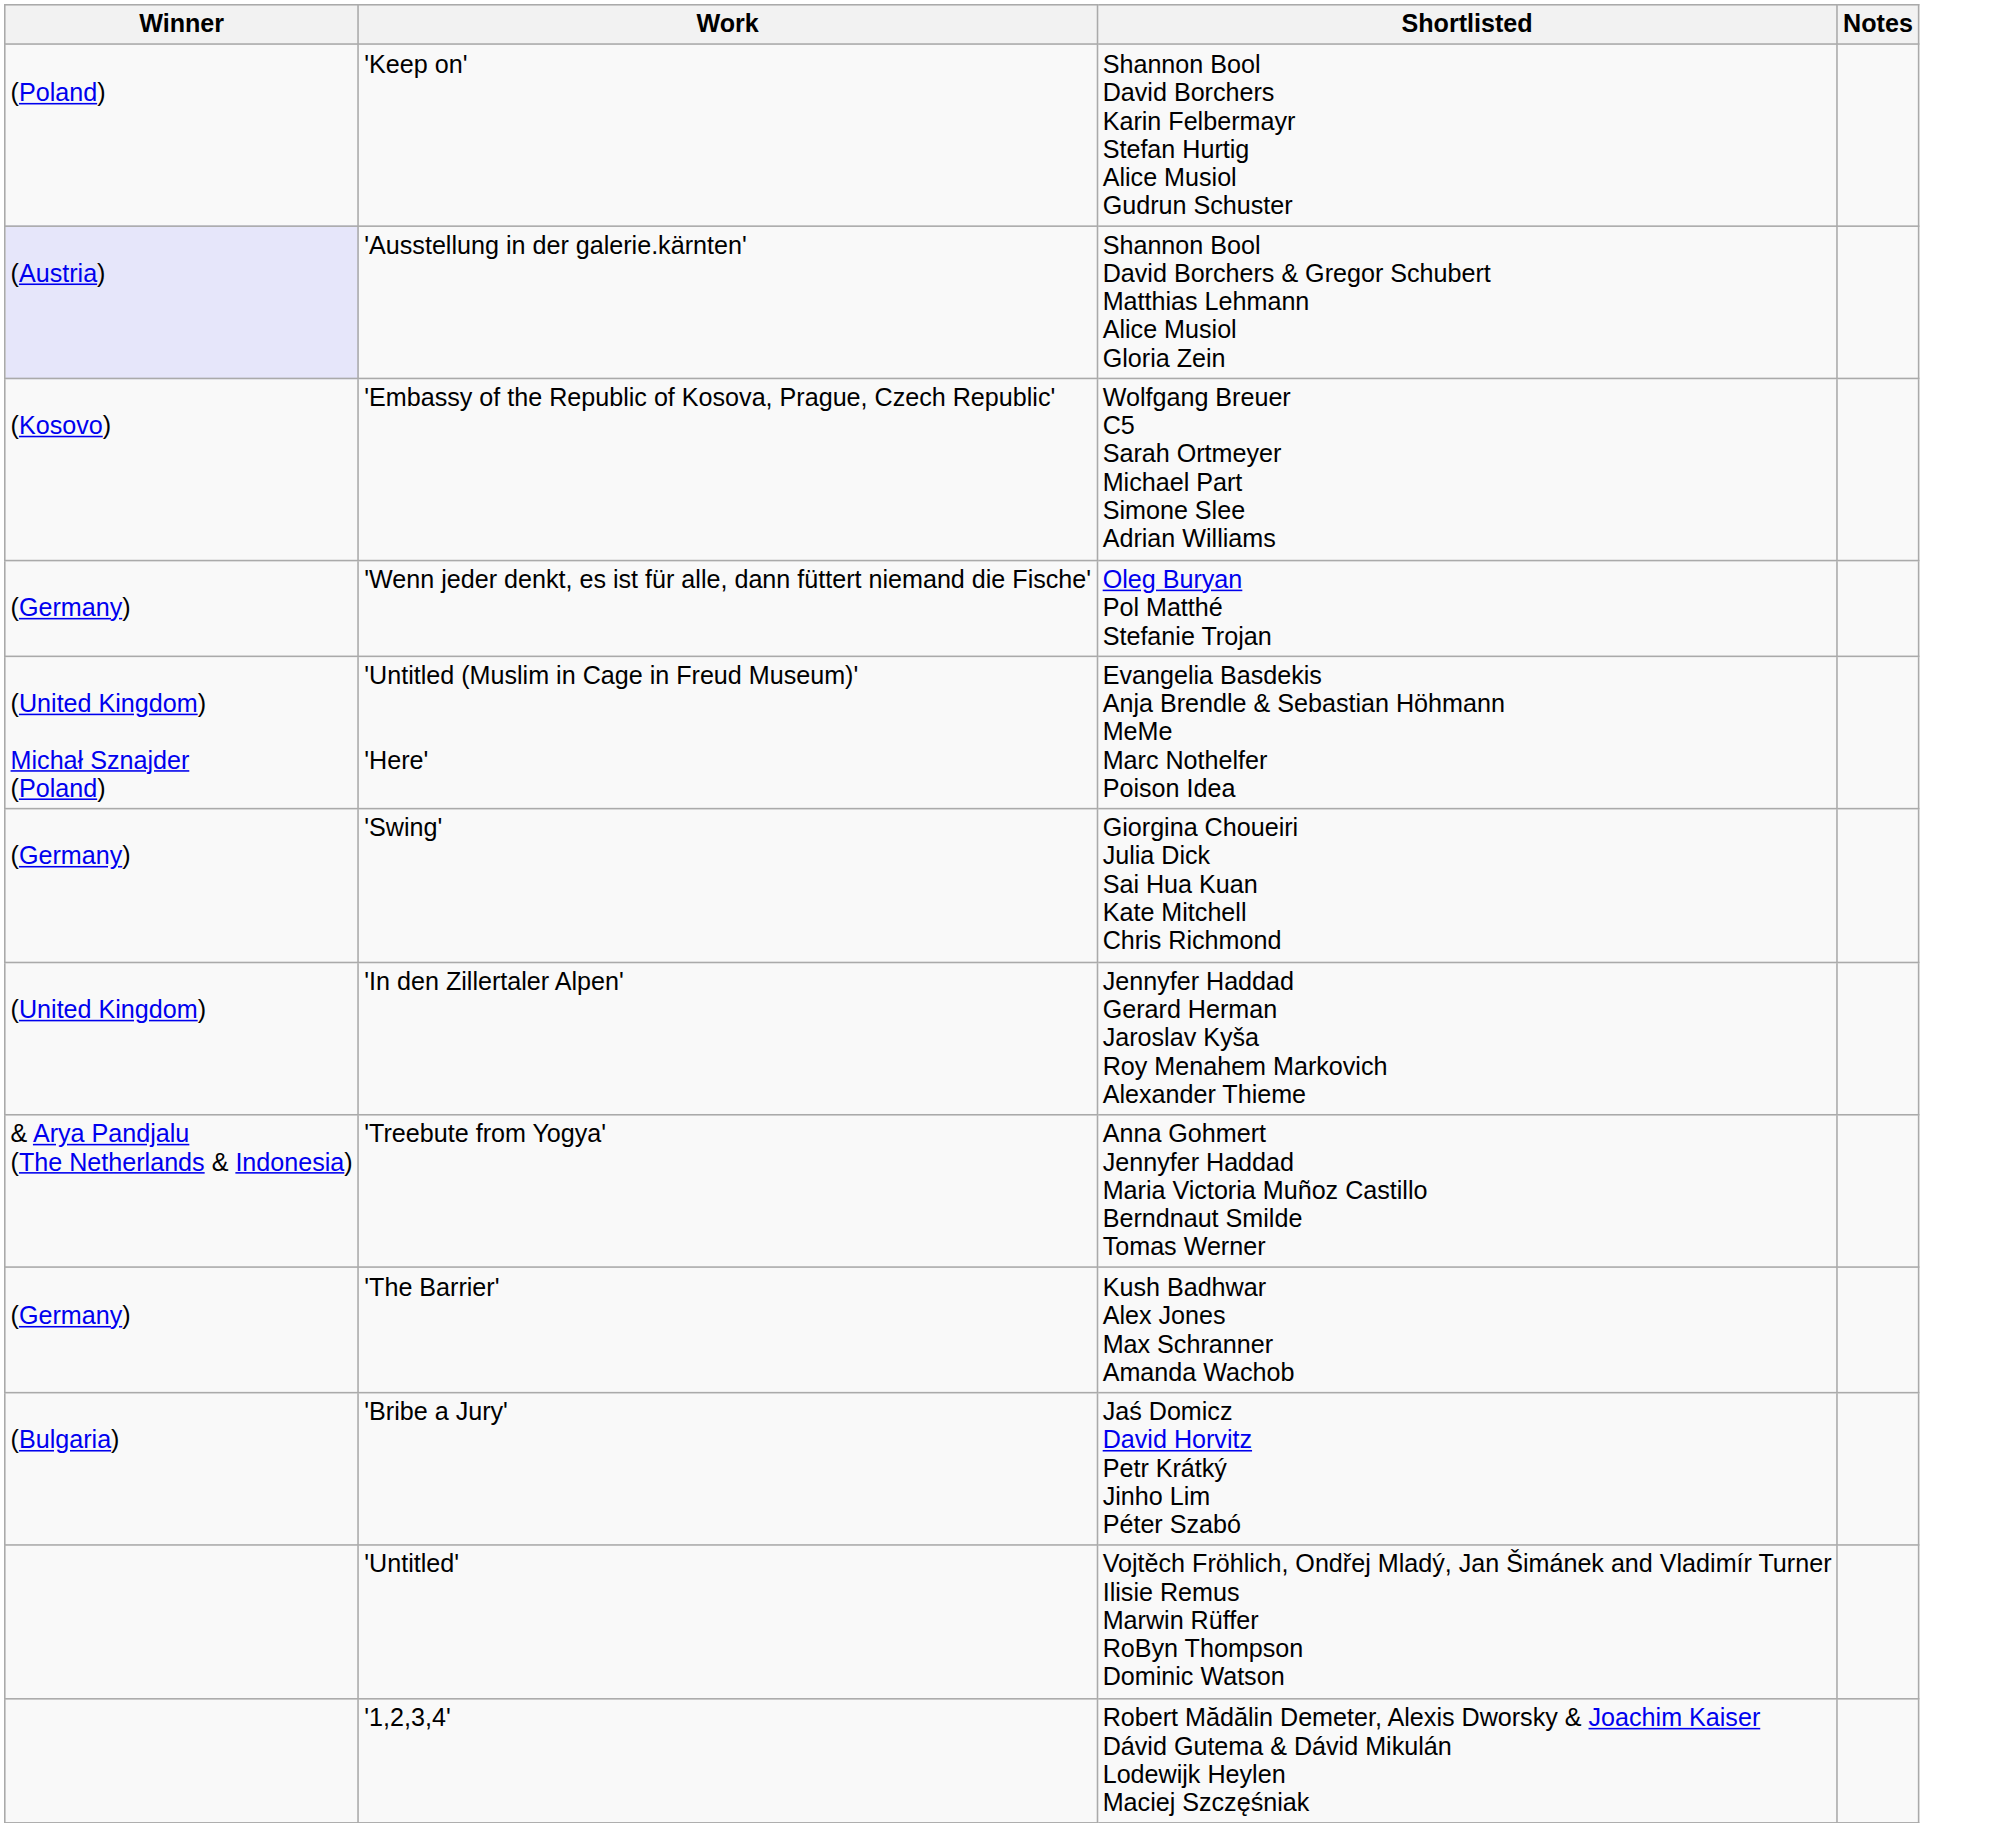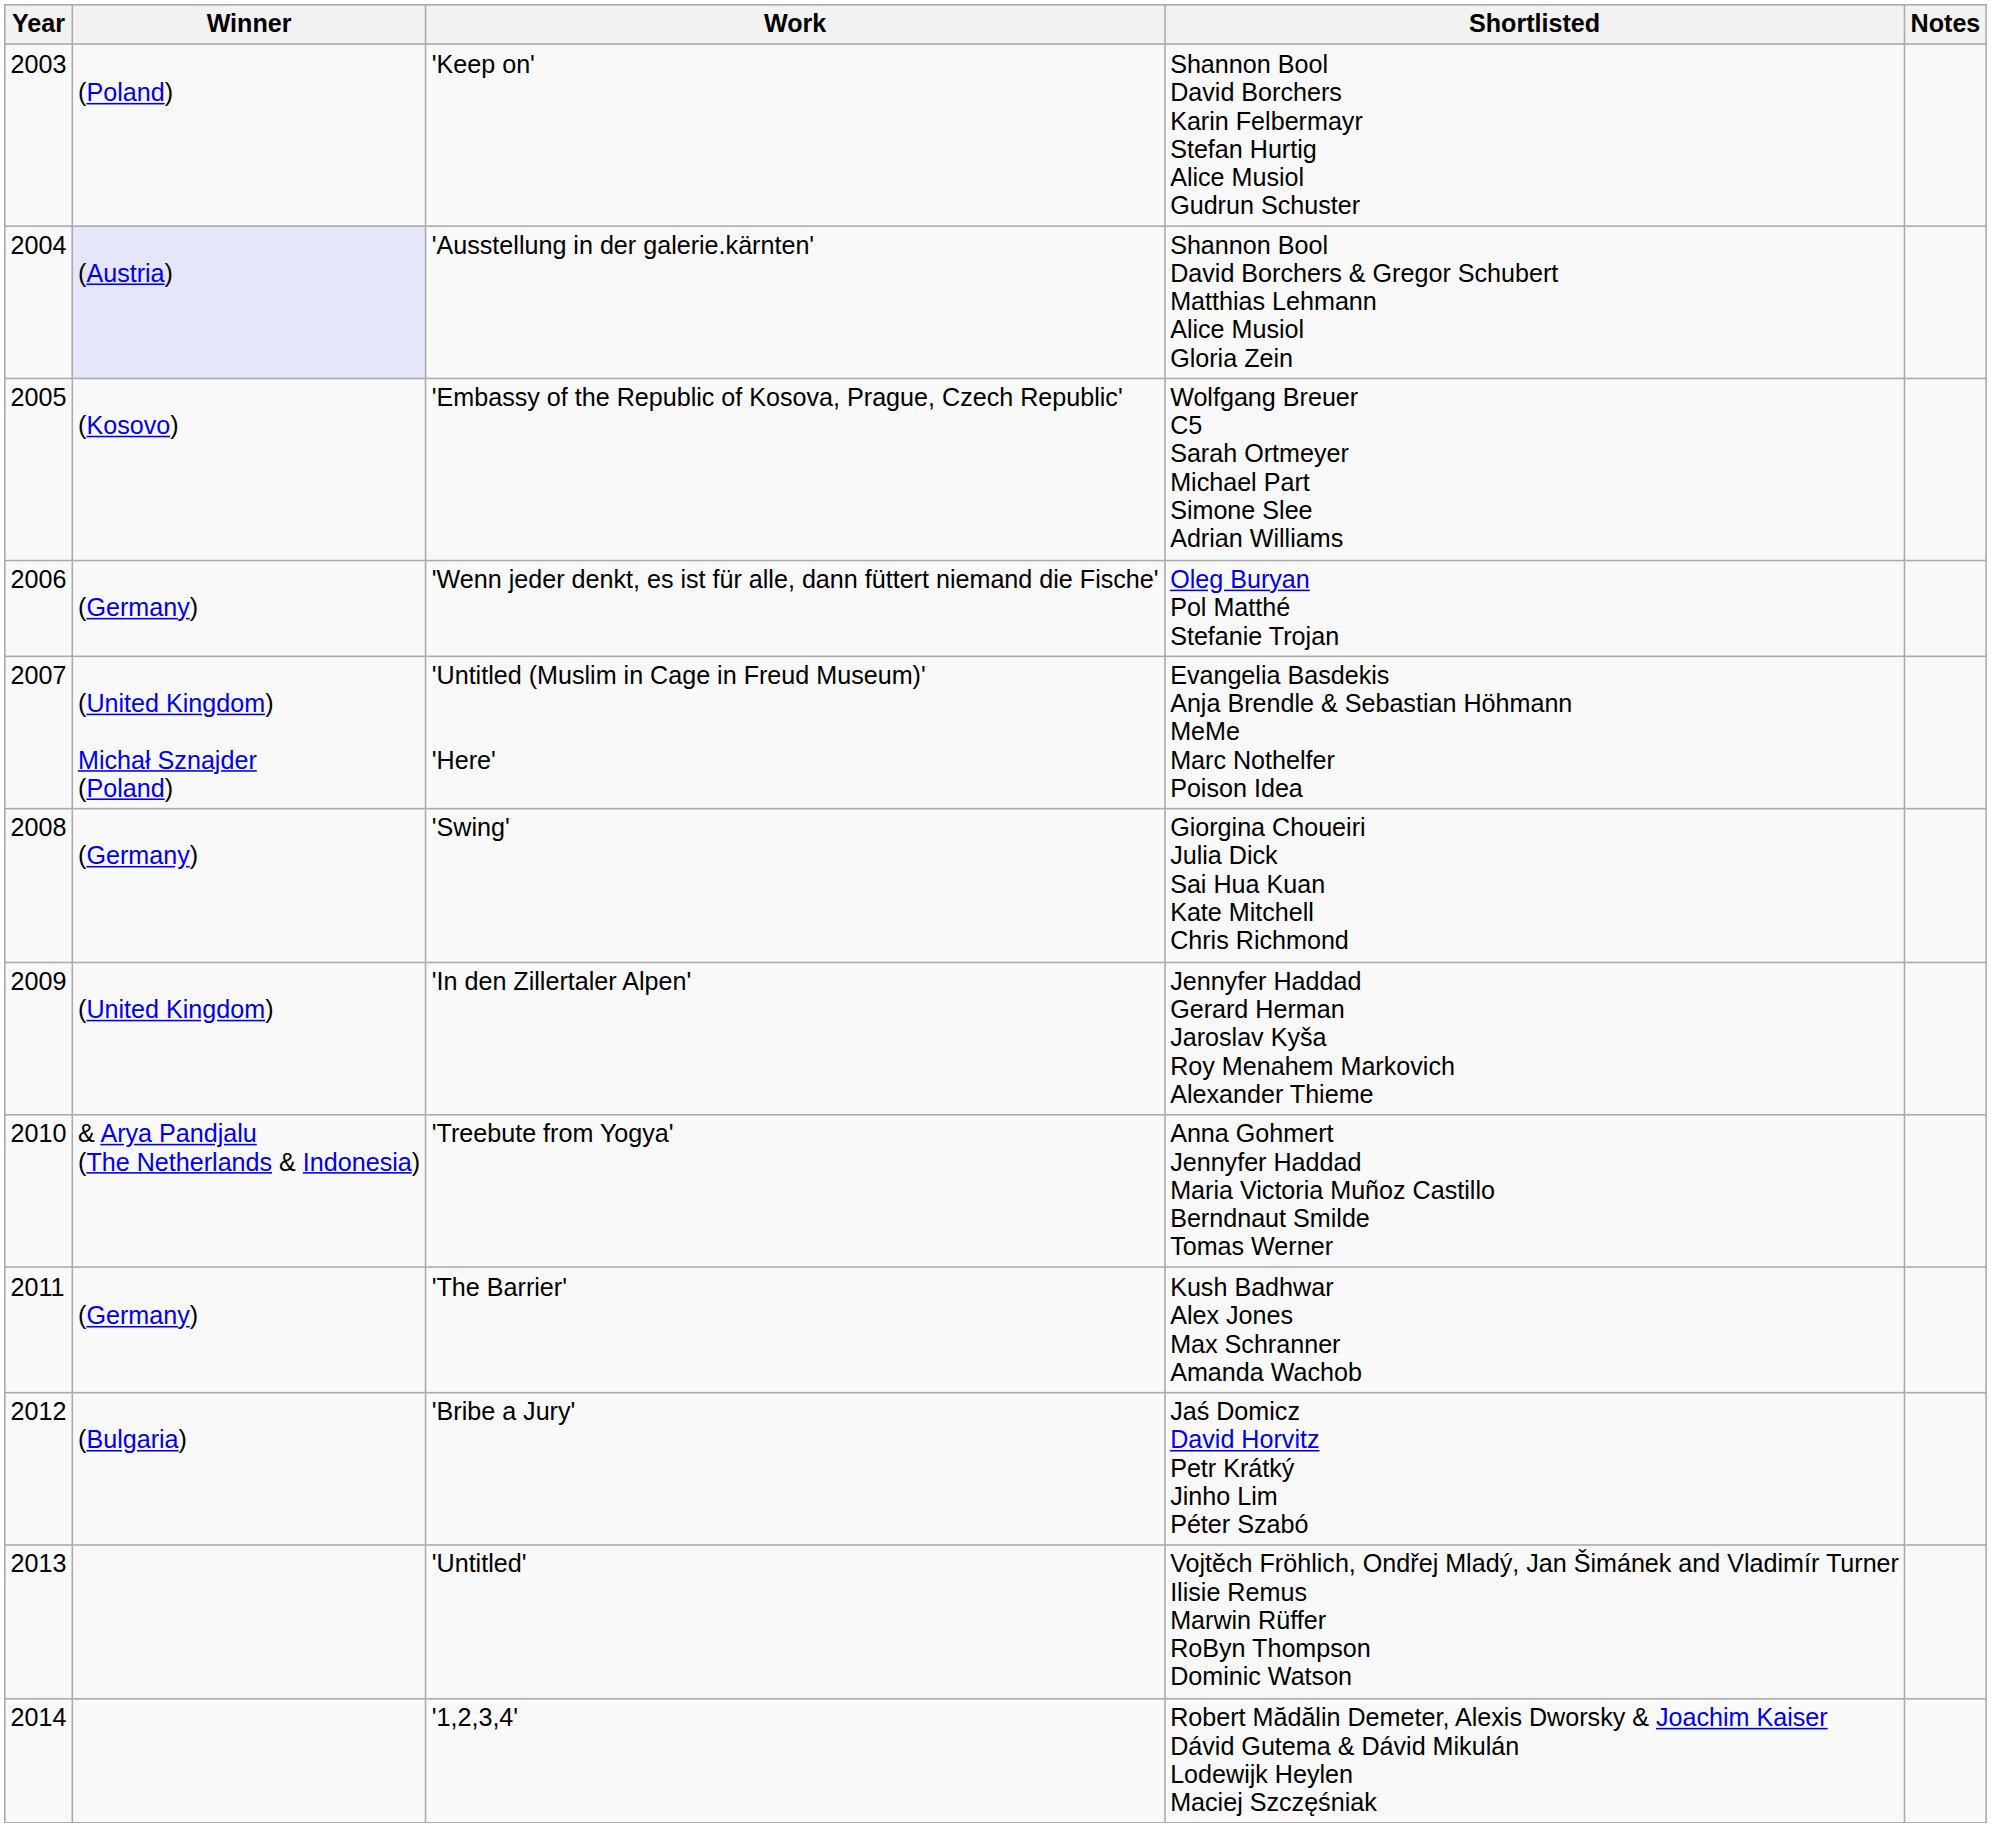+ column: (39, 24)
